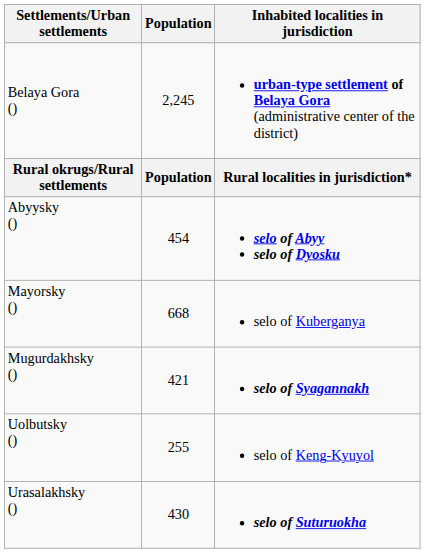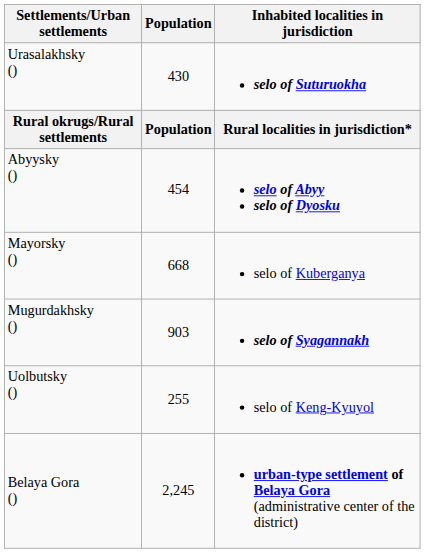rows swapped: (44, 100) <-> (46, 500)
(178, 380) 421 -> (178, 332) 903
